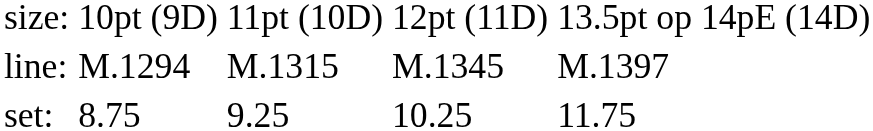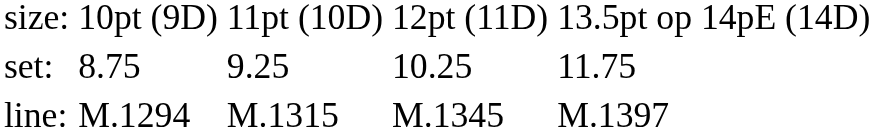rows swapped: (29, 115) <-> (36, 66)
